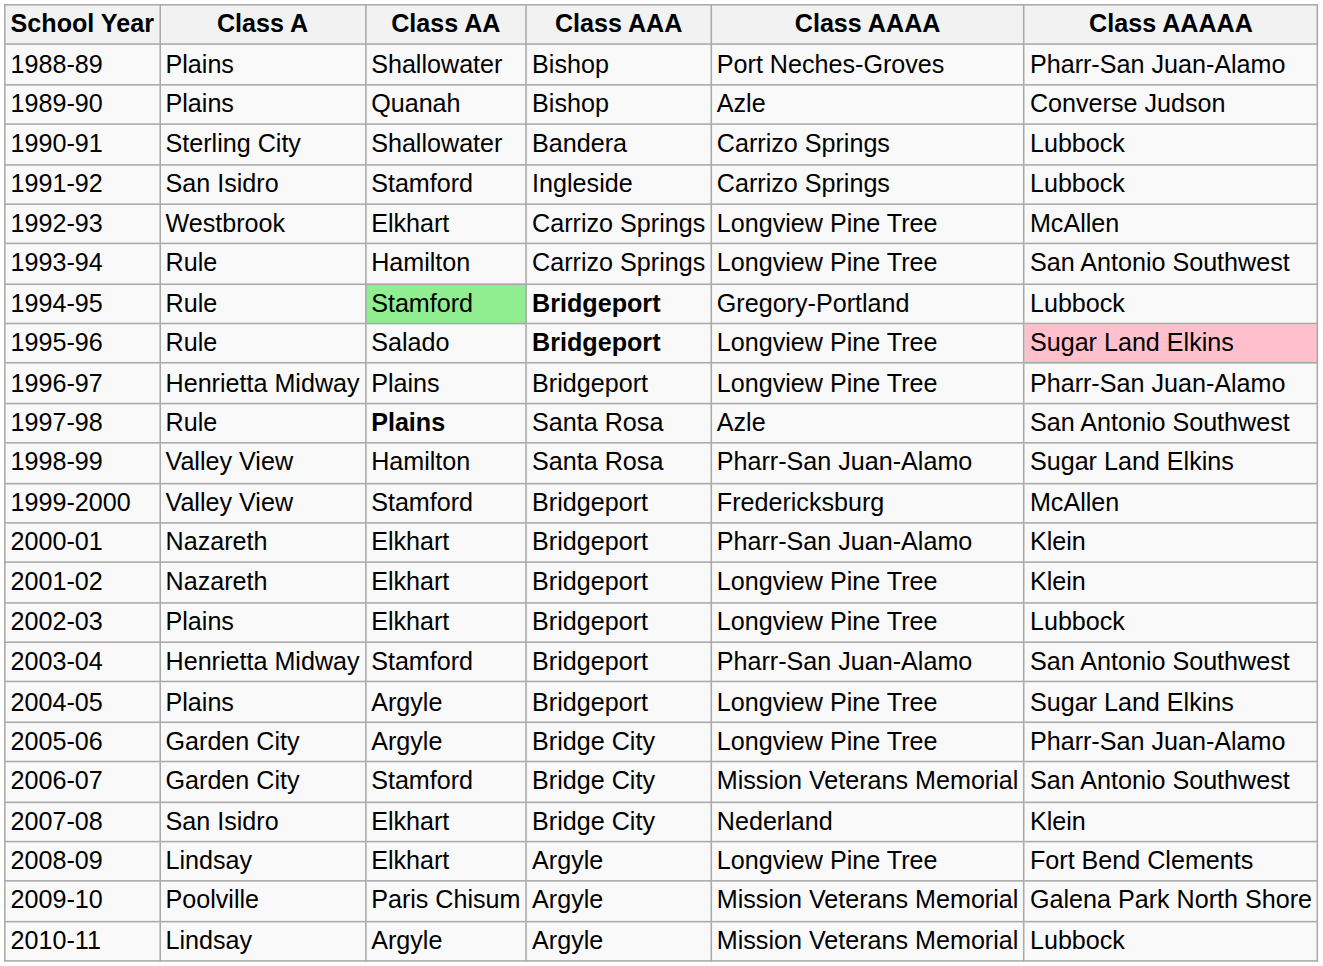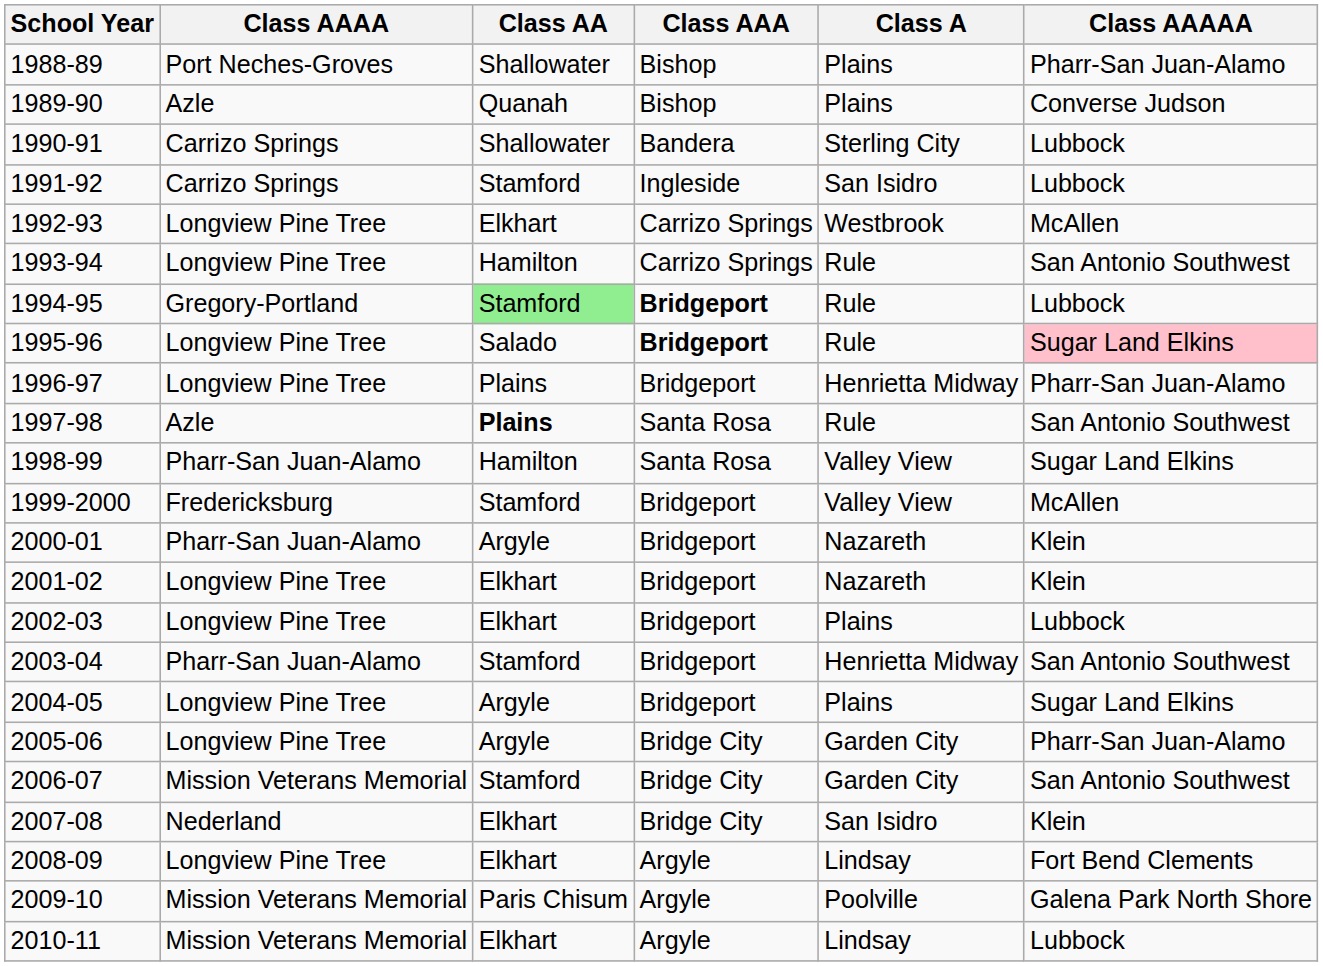columns swapped: (263, 24) <-> (868, 24)
(410, 542) Elkhart -> (514, 542) Argyle
(407, 940) Argyle -> (518, 940) Elkhart
